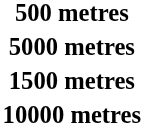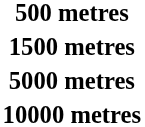rows swapped: (72, 80) <-> (72, 47)
